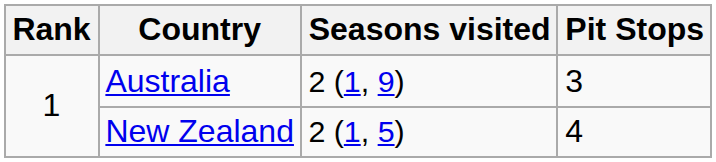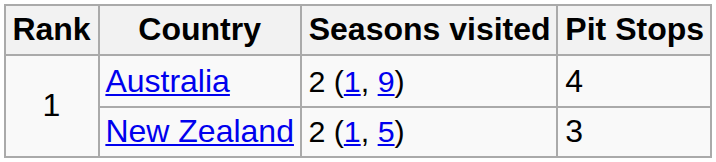(574, 80) 3 -> (574, 80) 4
(574, 131) 4 -> (574, 131) 3
